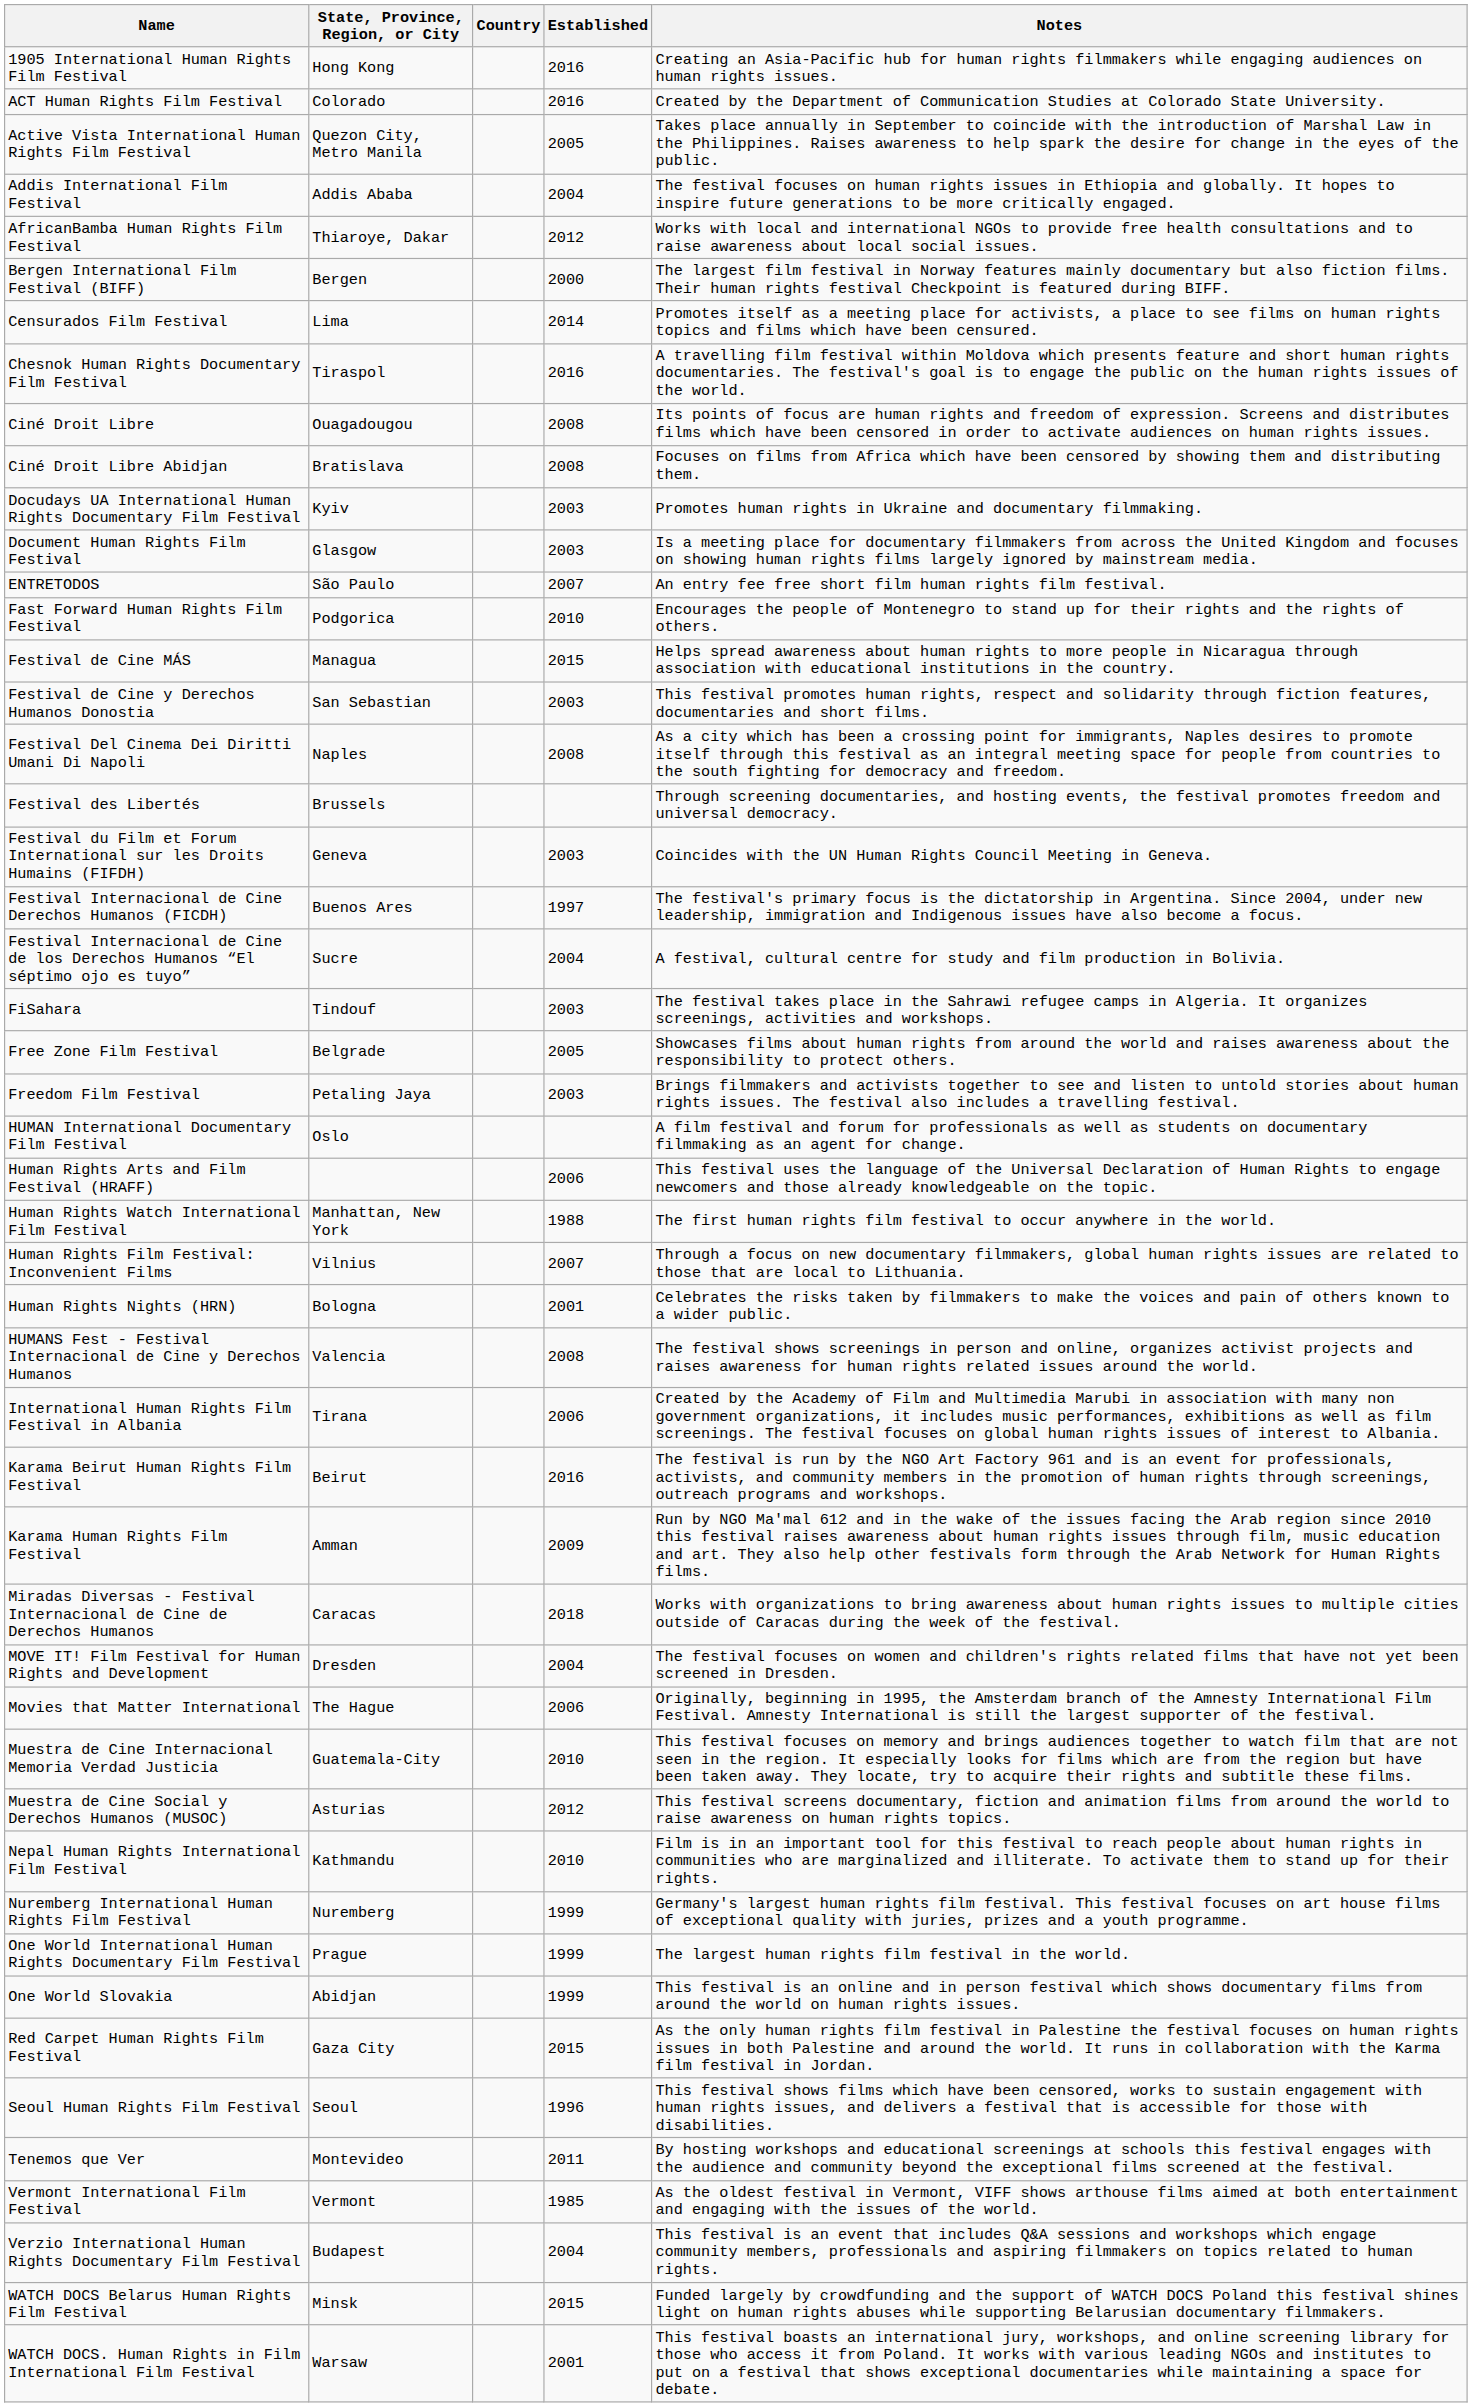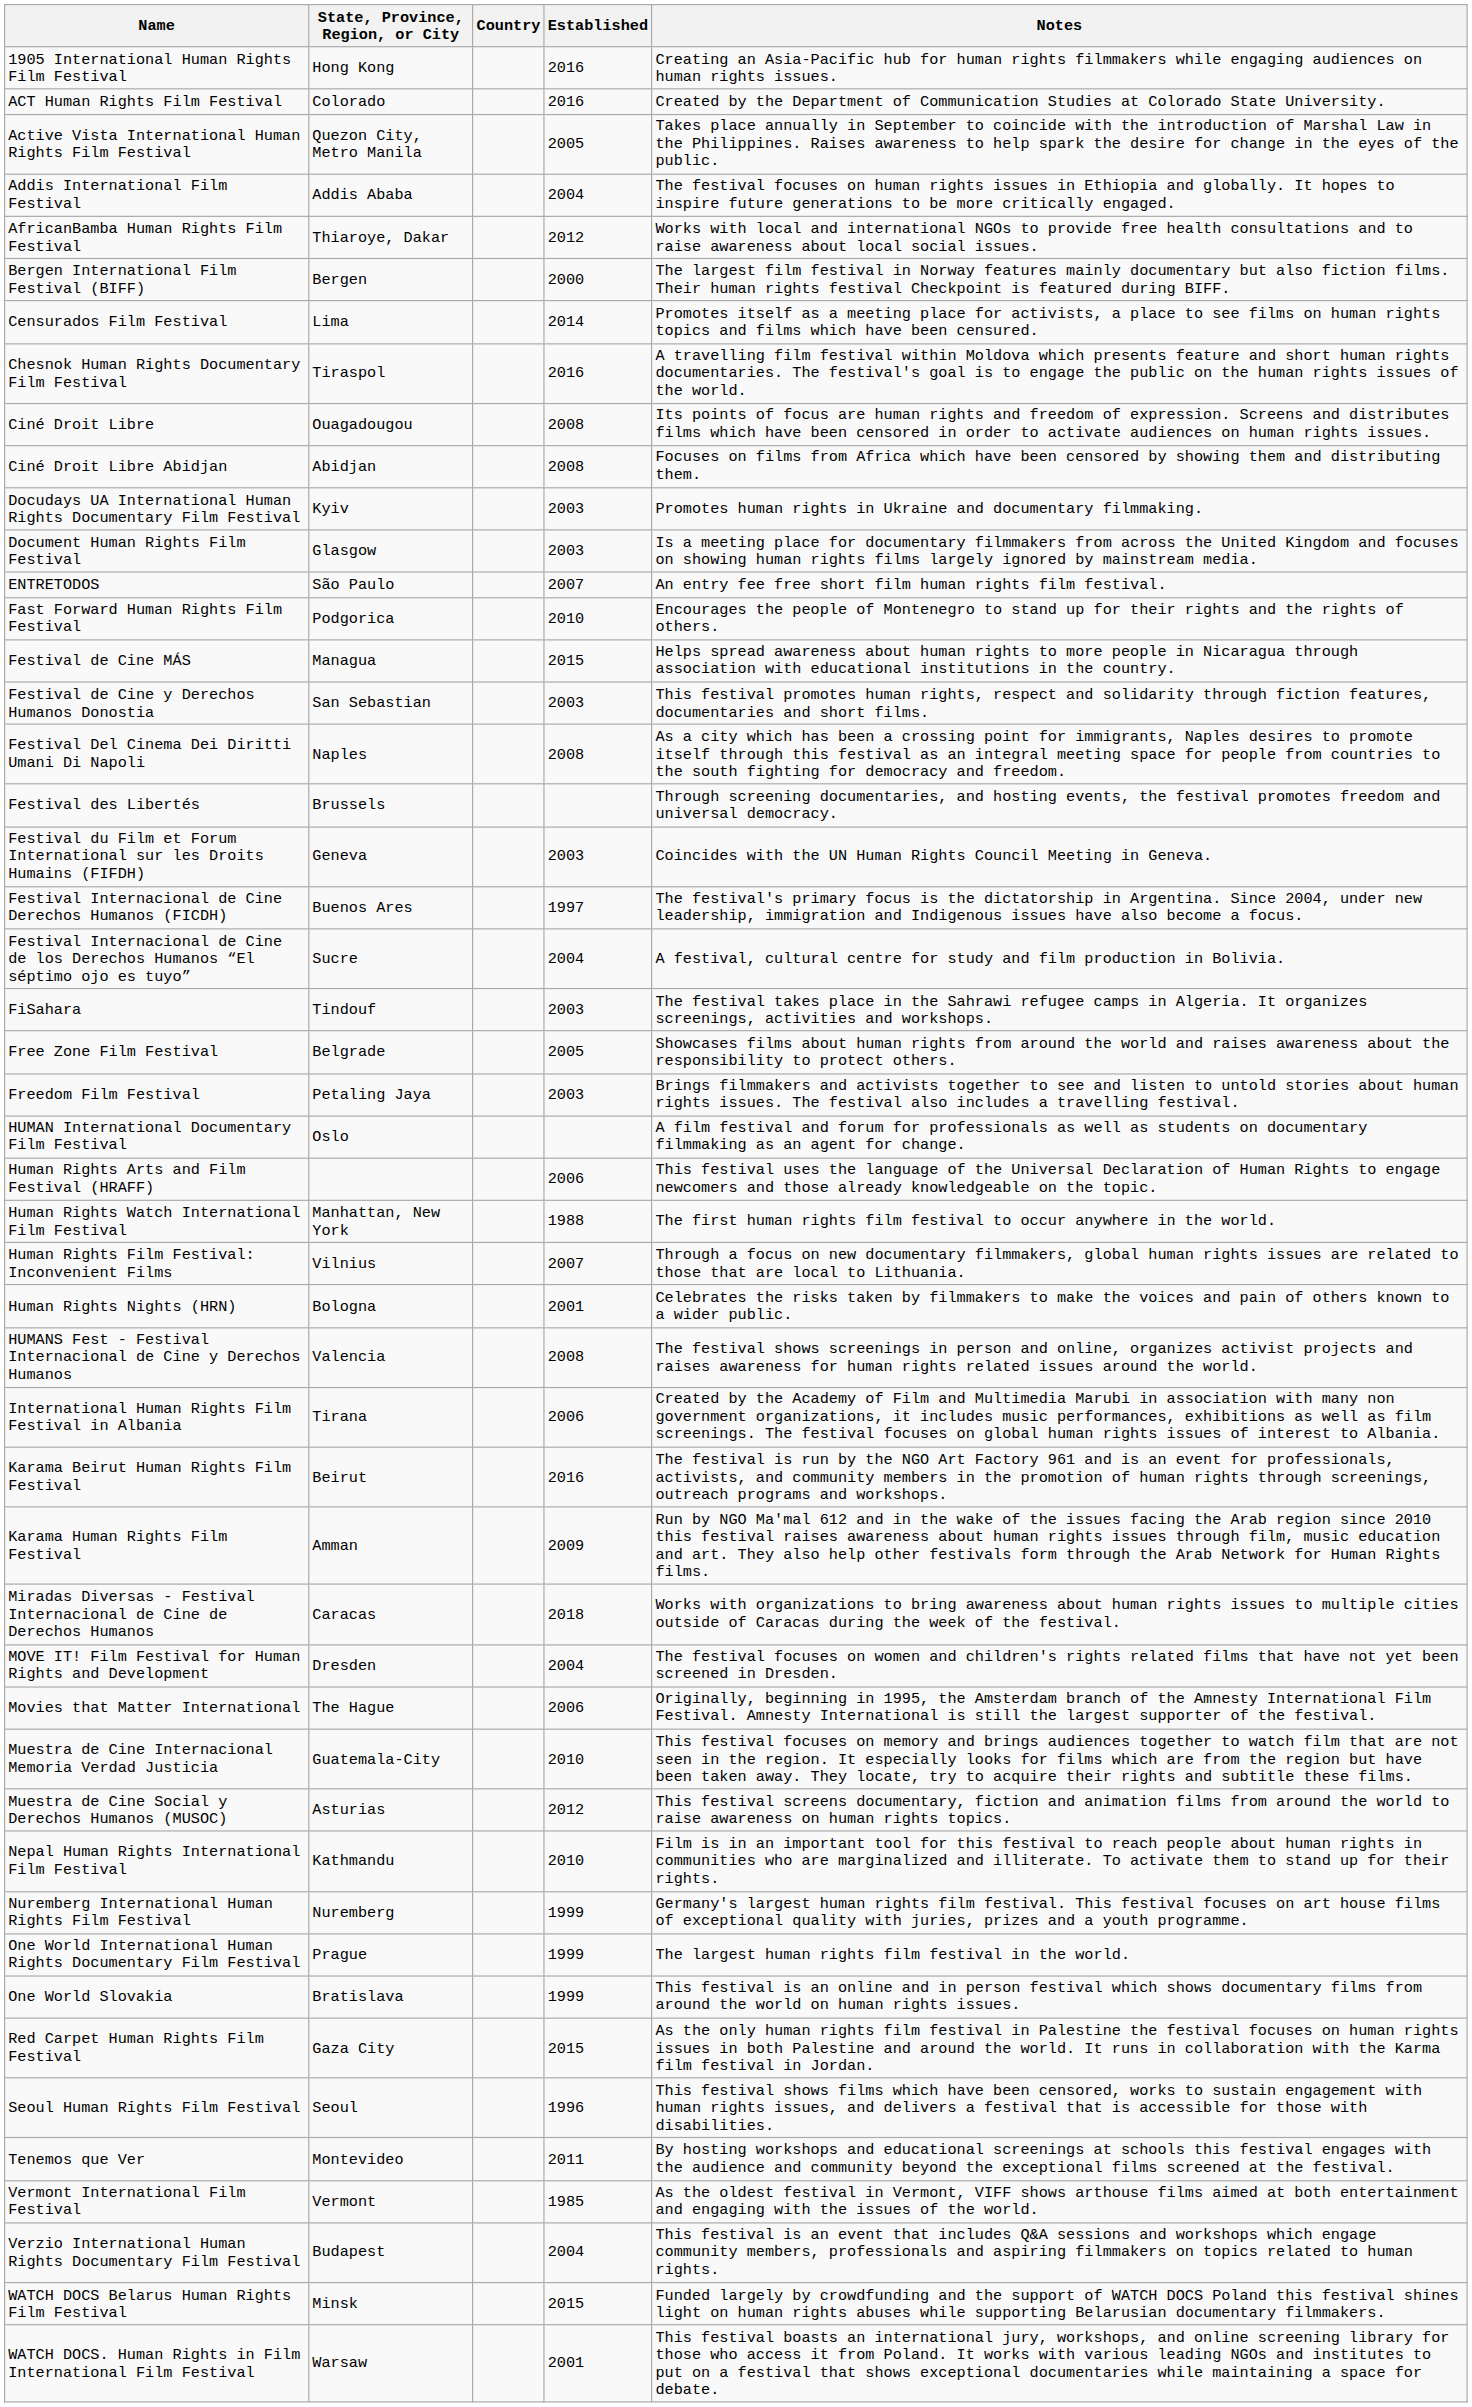(358, 467) Bratislava -> (344, 467) Abidjan
(344, 1997) Abidjan -> (358, 1997) Bratislava
